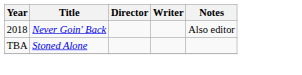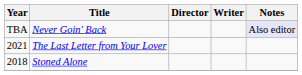(17, 29) 2018 -> (17, 29) TBA
(212, 29) no background -> (272, 29) lavender background
+ row: (99, 45)
(17, 45) TBA -> (17, 62) 2018
